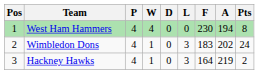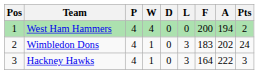(205, 28) 230 -> (205, 28) 200
(245, 28) 8 -> (245, 28) 2
(225, 61) 219 -> (225, 61) 222
(245, 61) 2 -> (245, 61) 3
